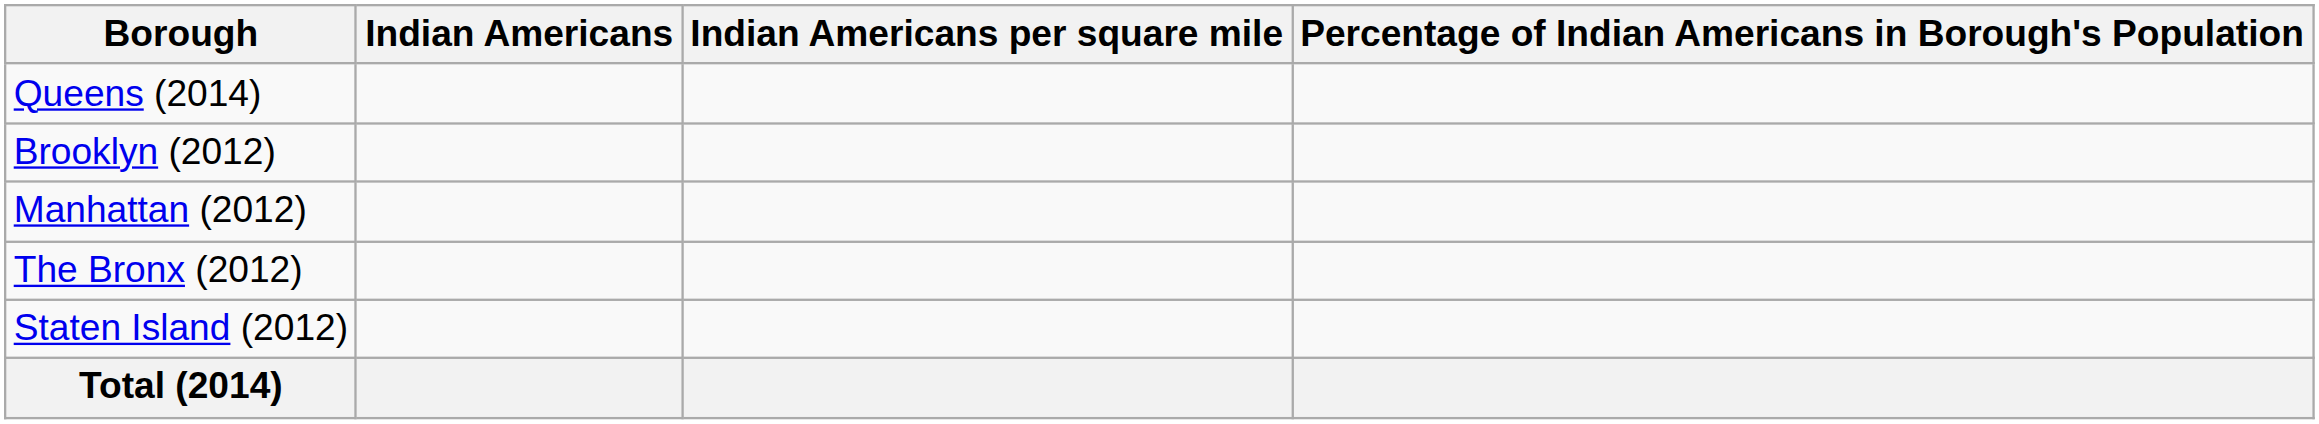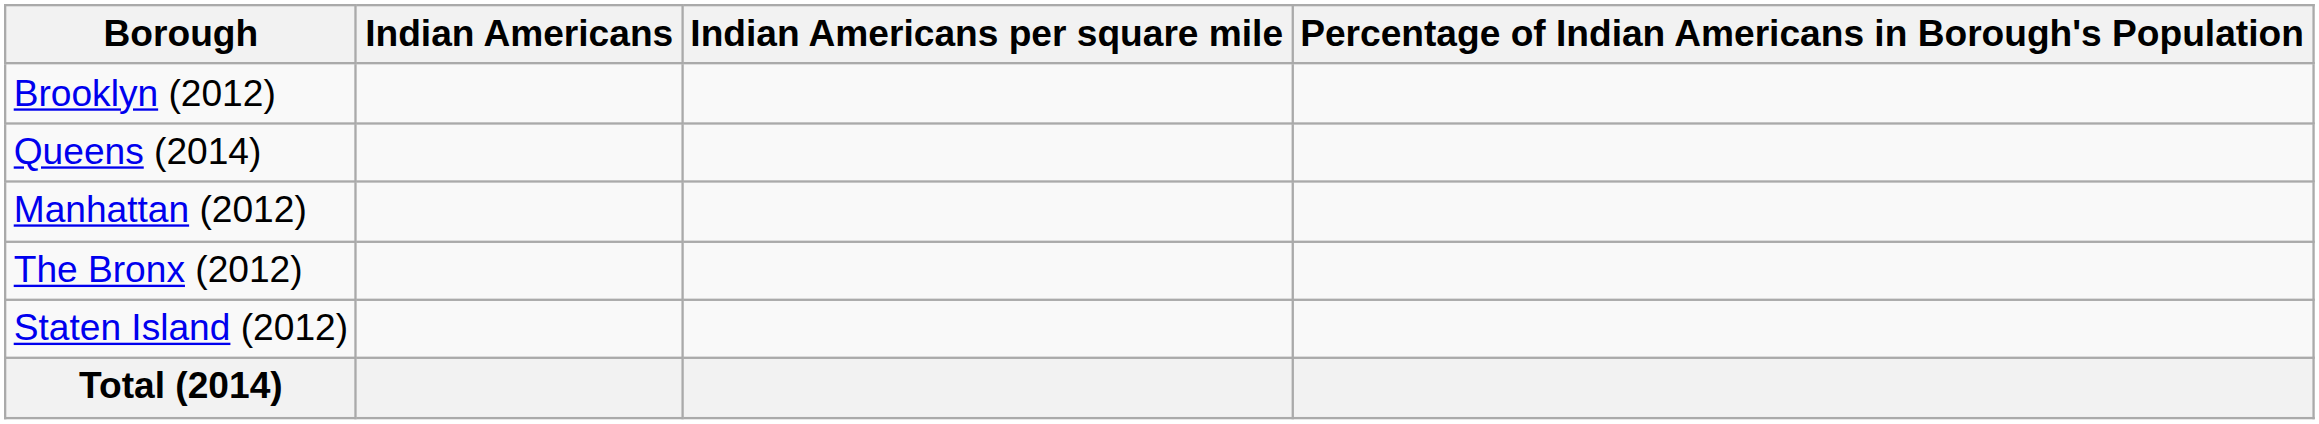rows swapped: (138, 92) <-> (145, 151)
